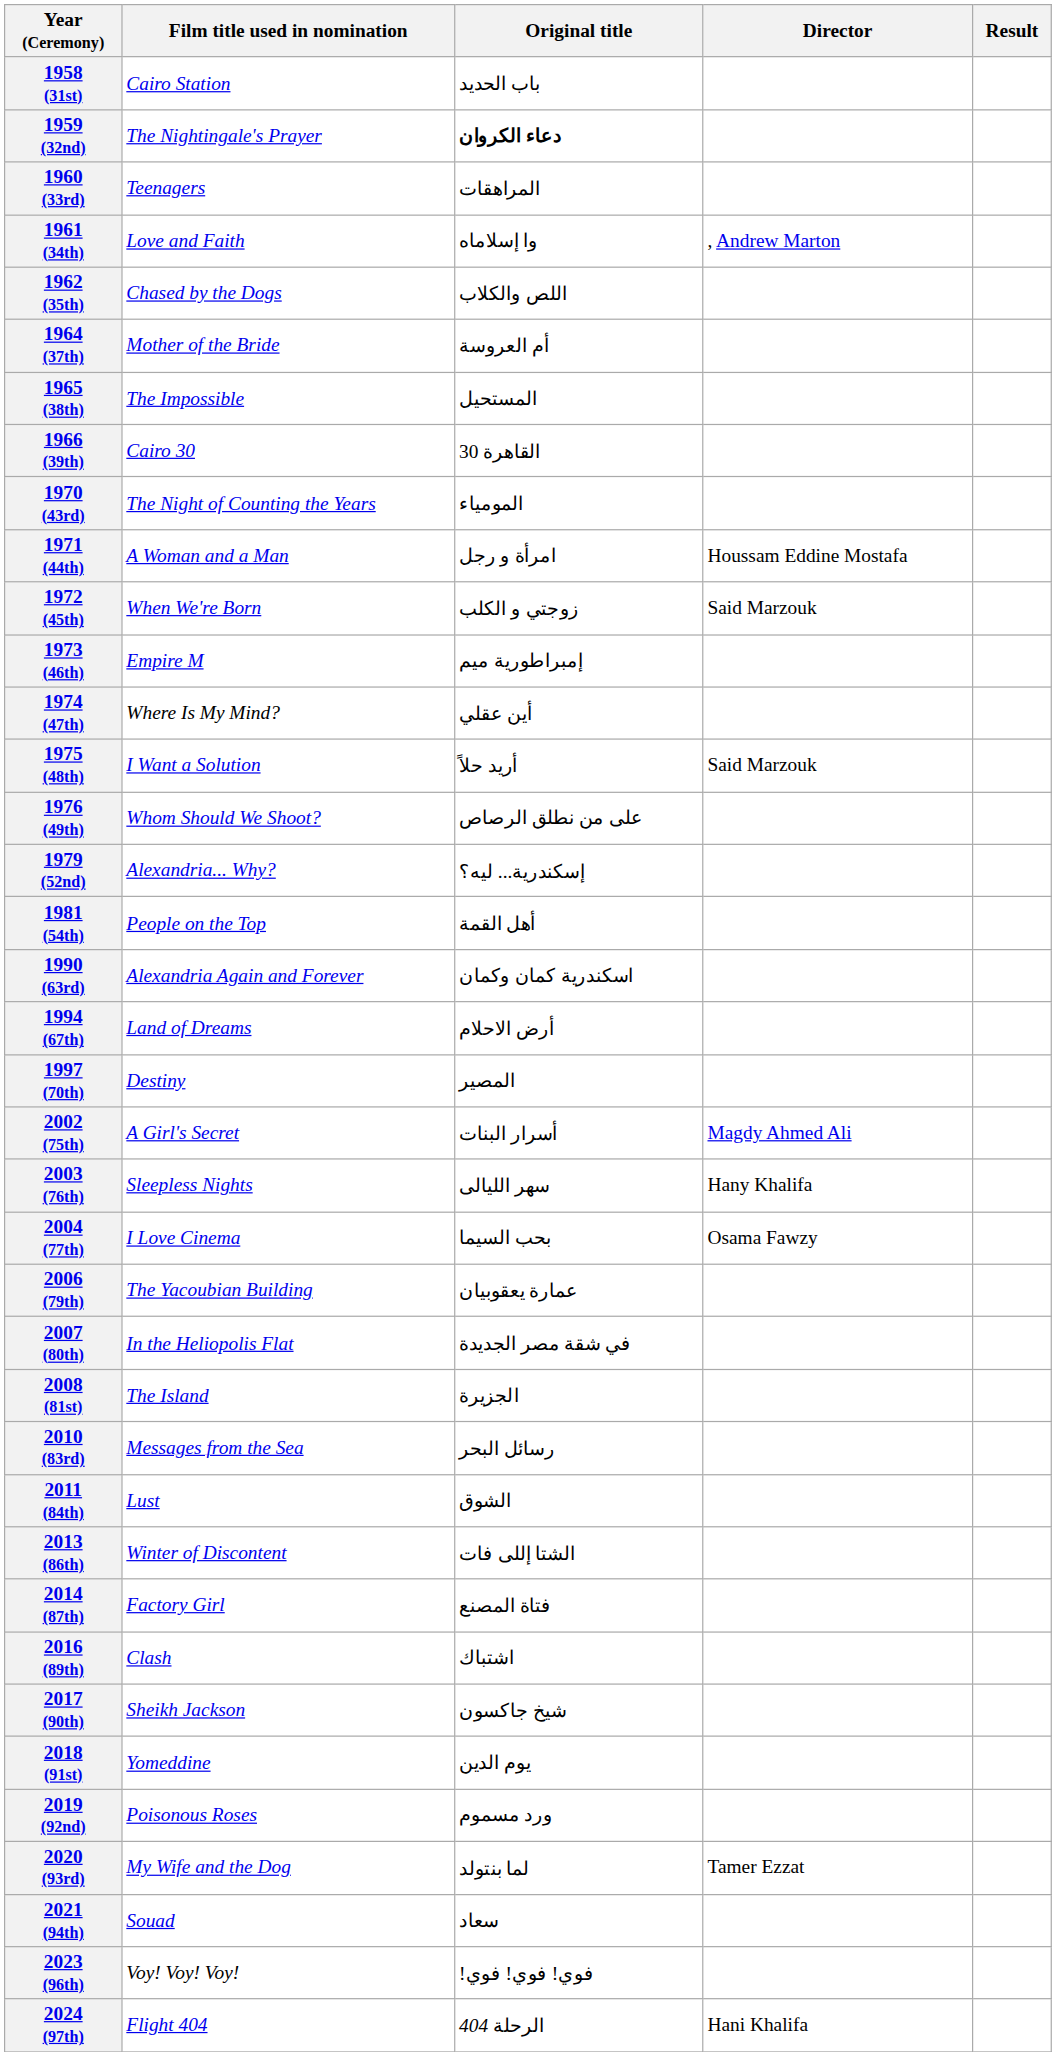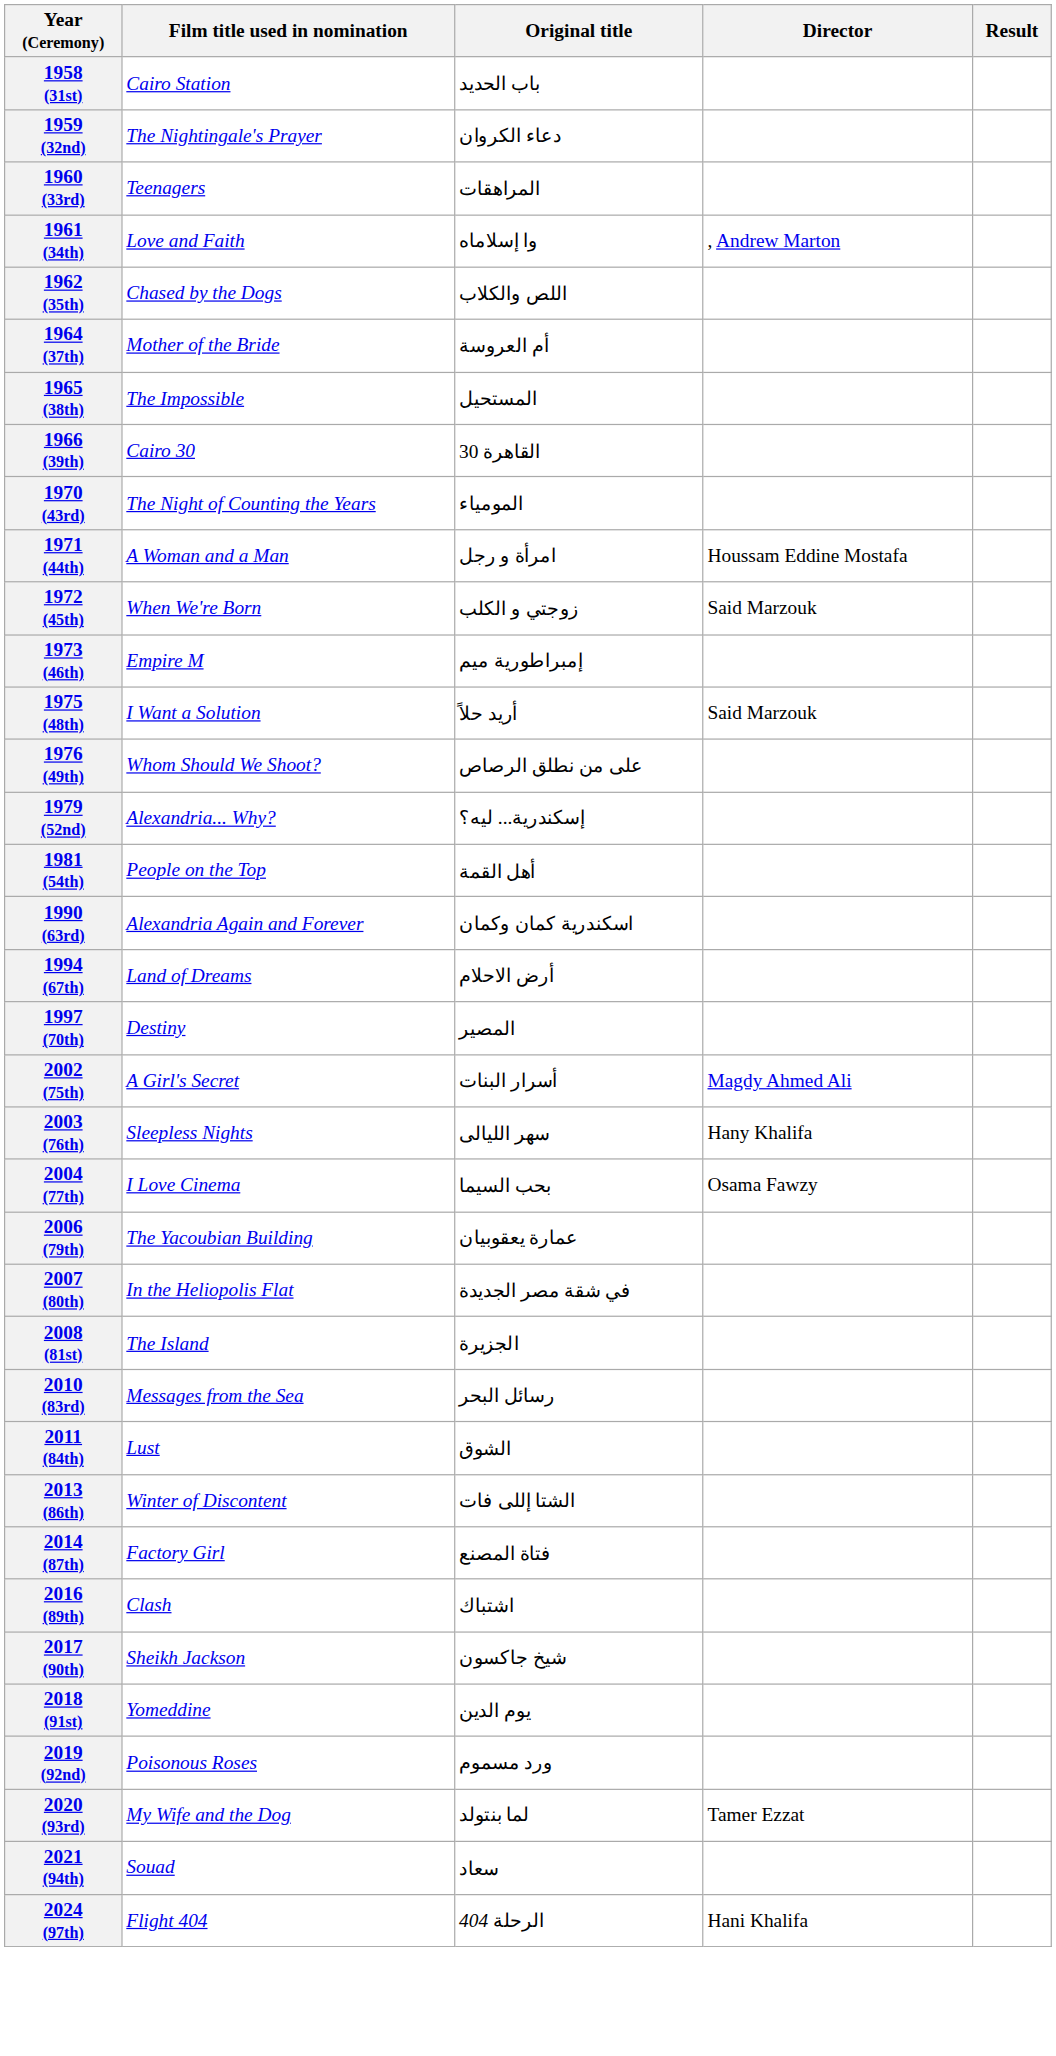(510, 136) bold -> (510, 136) normal
- row: (63, 713)
- row: (63, 1972)
